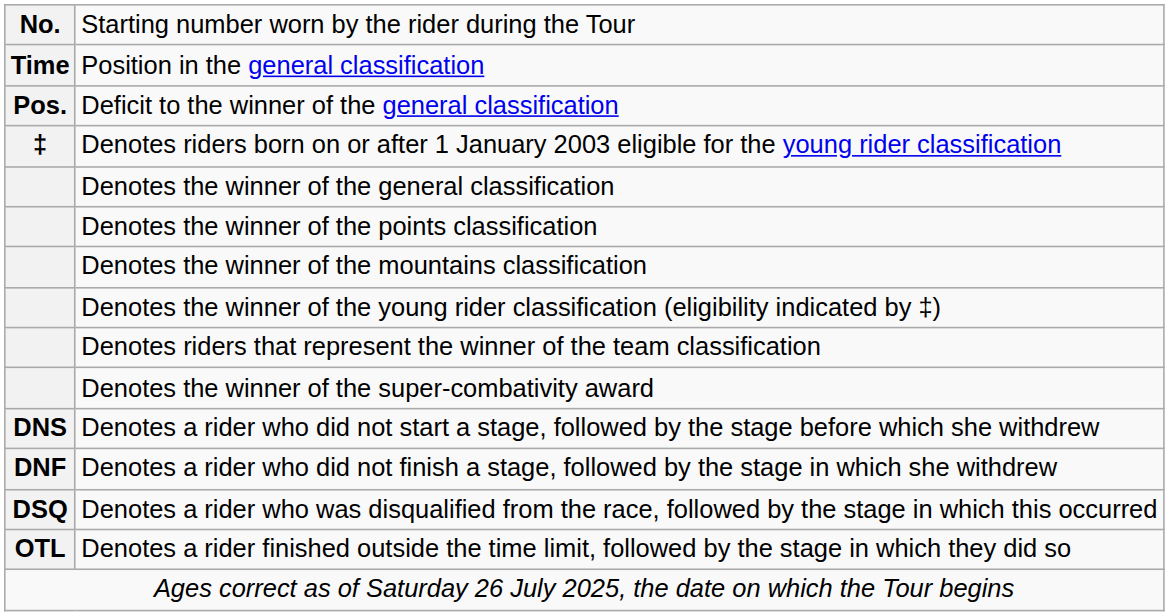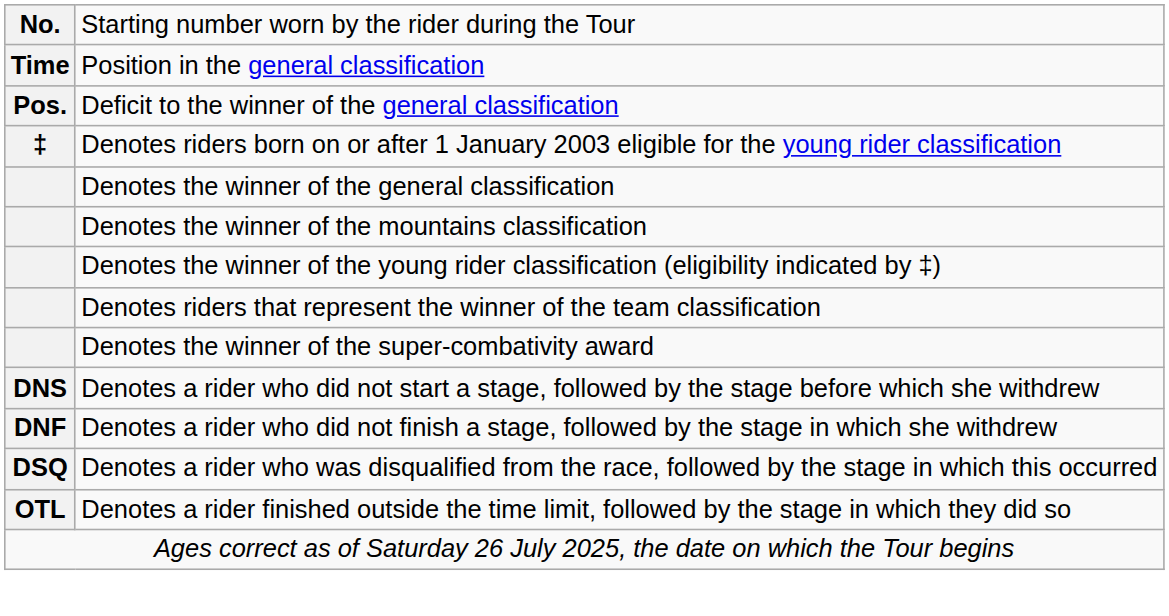- row: (339, 226)
